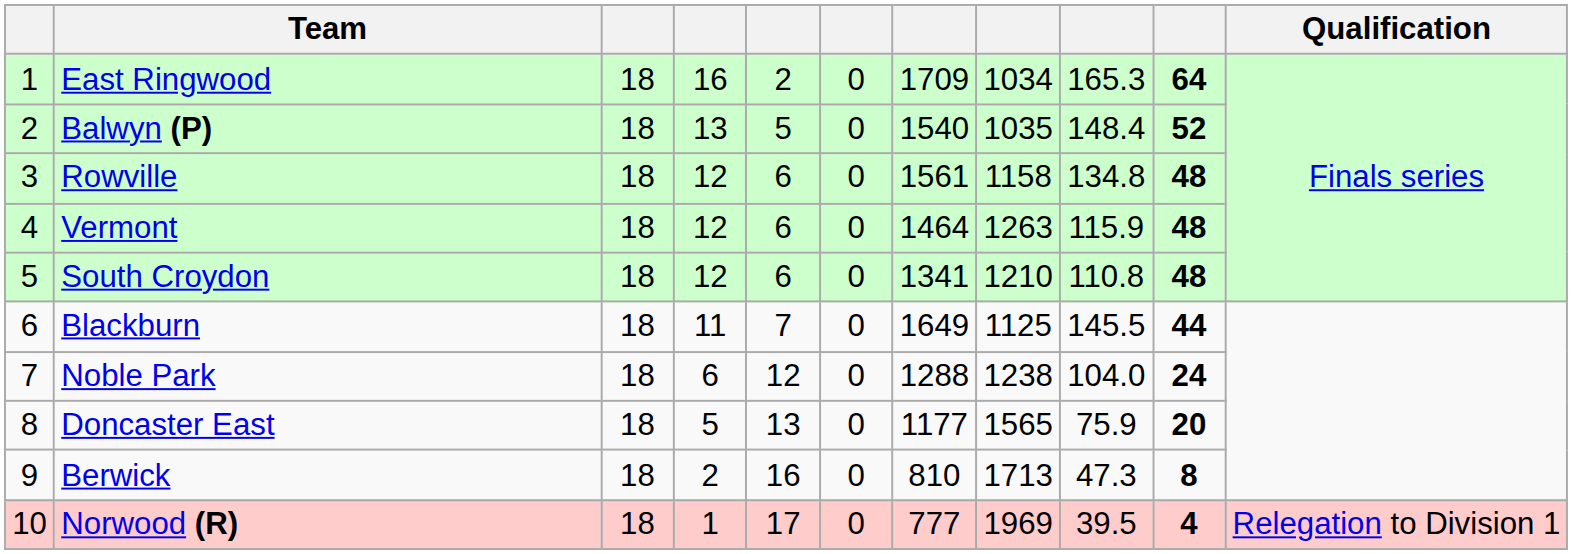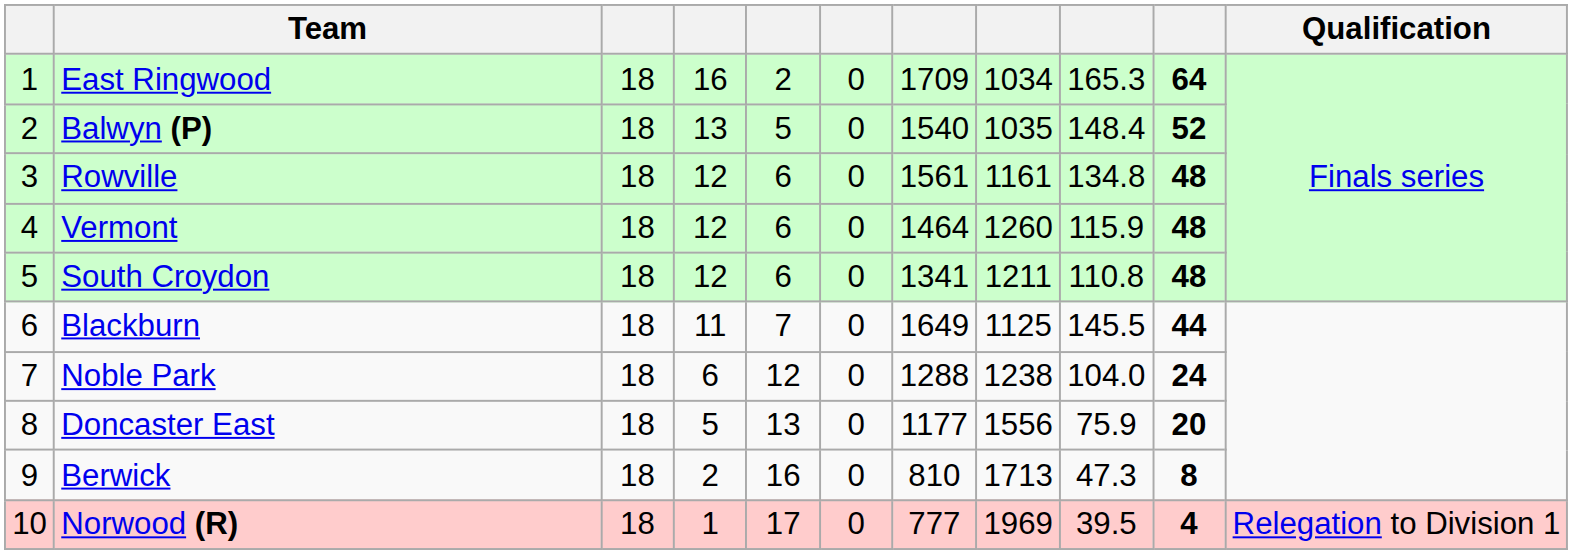(1018, 177) 1158 -> (1018, 177) 1161
(1018, 227) 1263 -> (1018, 227) 1260
(1018, 276) 1210 -> (1018, 276) 1211
(1018, 425) 1565 -> (1018, 425) 1556
